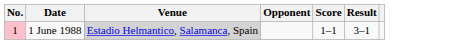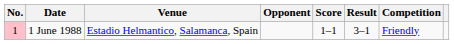+ column: (411, 13)
(172, 30) lightgrey background -> (172, 30) no background
